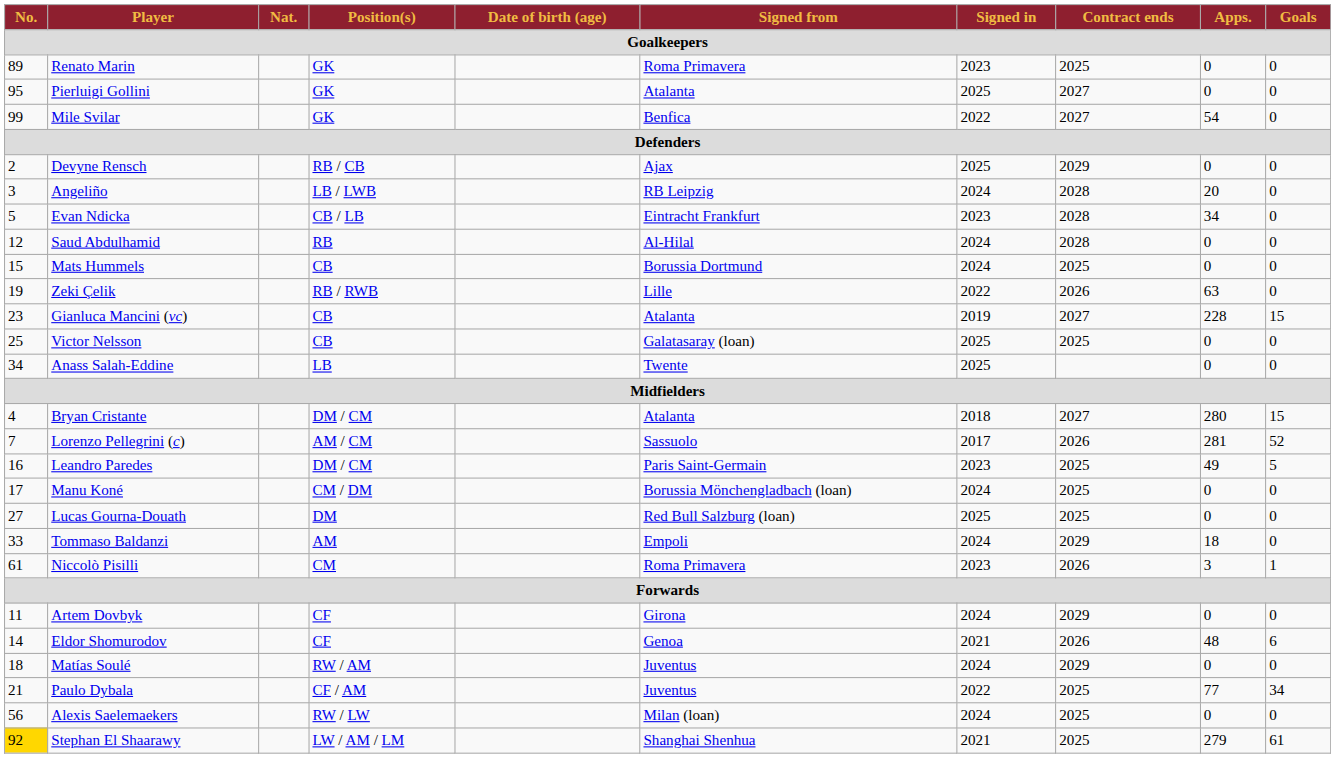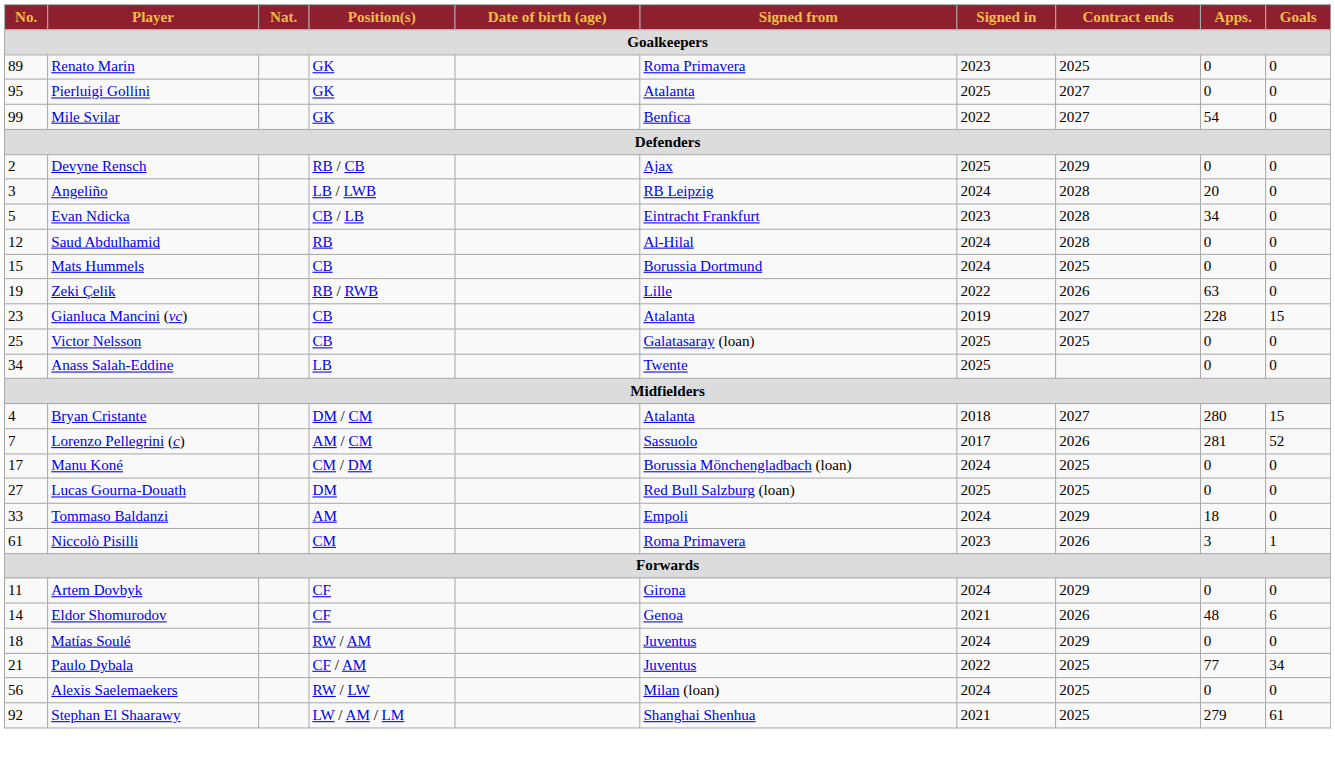- row: (102, 466)
(16, 740) gold background -> (16, 715) no background
